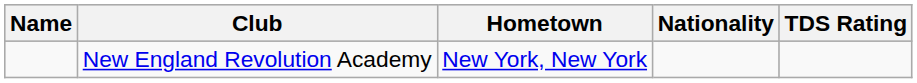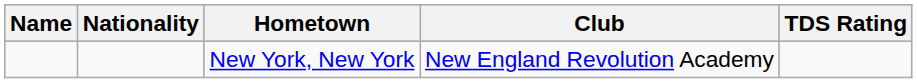columns swapped: (716, 23) <-> (257, 23)
